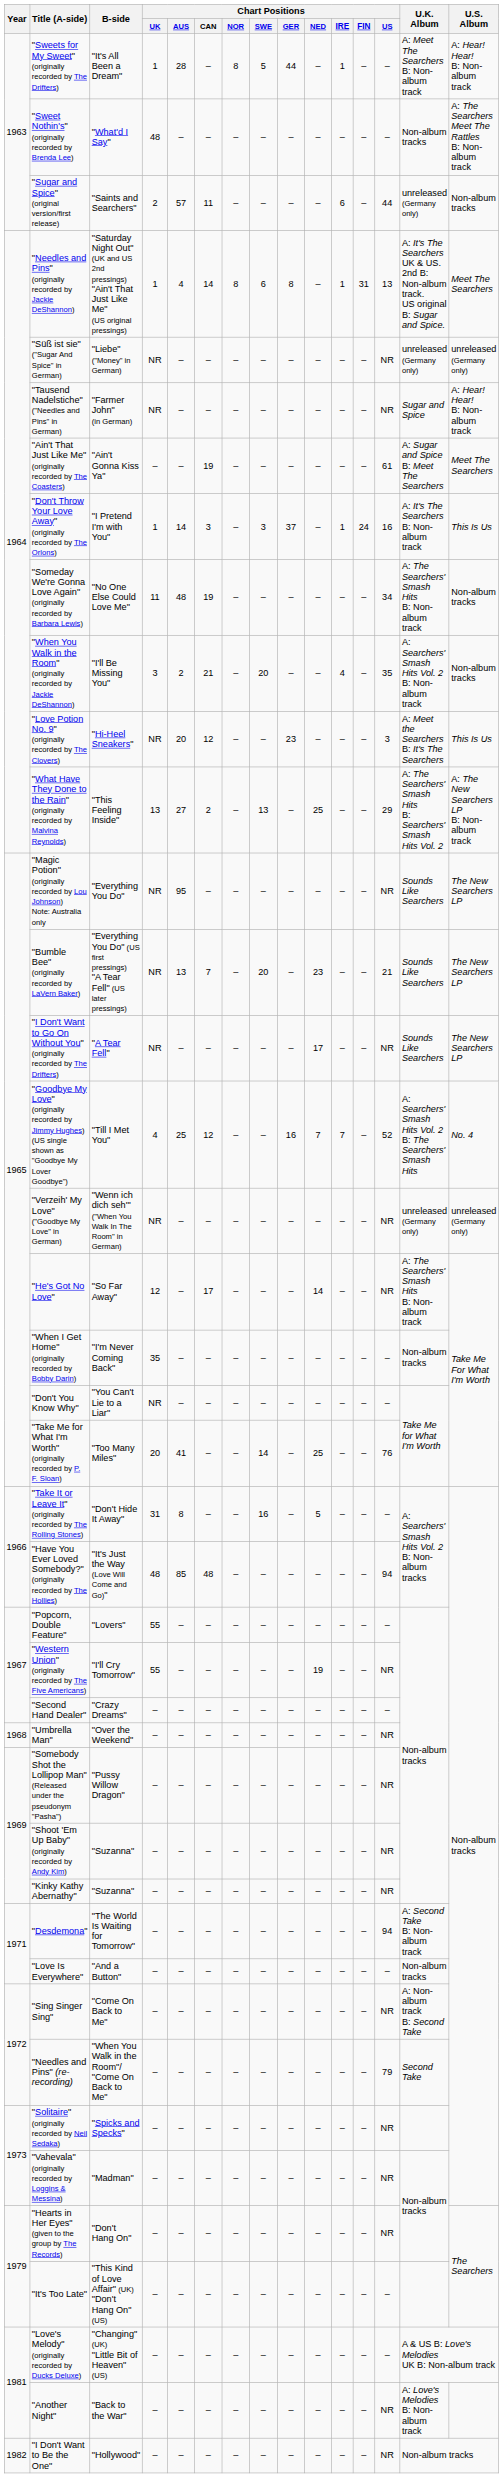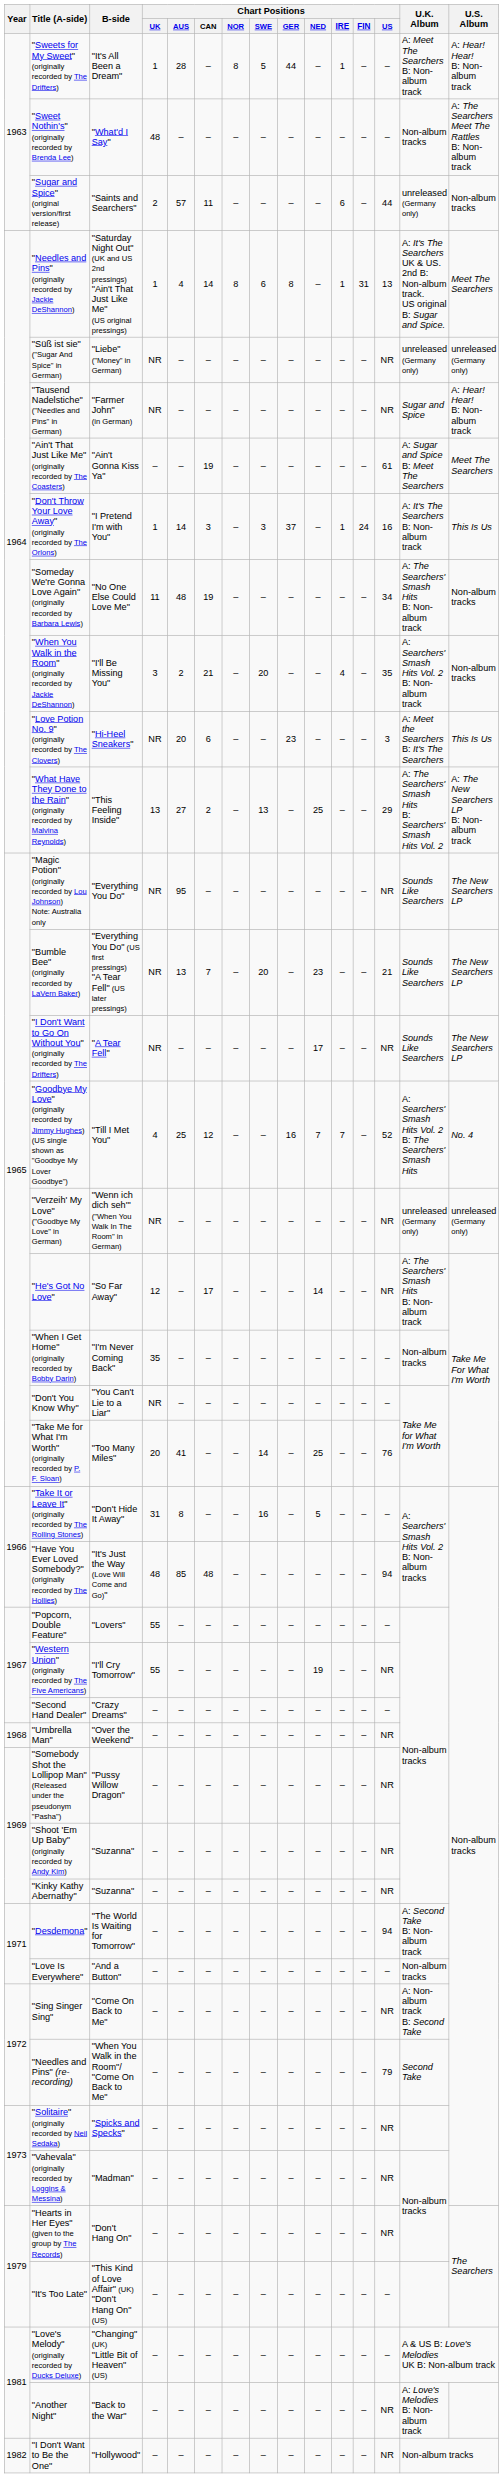(208, 739) 12 -> (208, 739) 6
